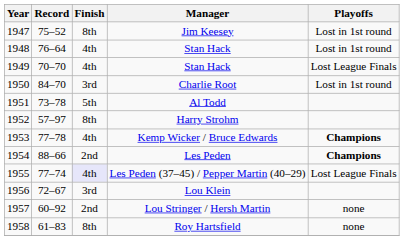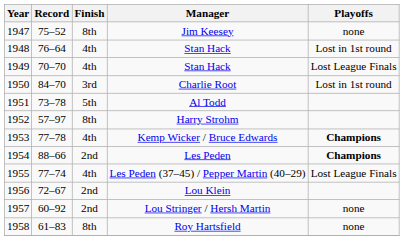(354, 31) Lost in 1st round -> (354, 31) none
(89, 173) lavender background -> (89, 173) no background
(89, 191) 3rd -> (89, 191) 2nd
